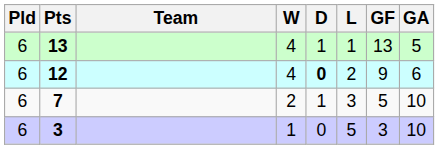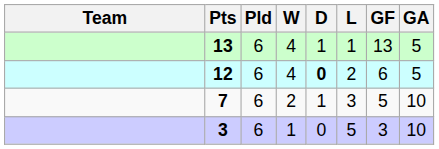columns swapped: (176, 18) <-> (22, 18)
(383, 74) 9 -> (383, 74) 6
(416, 74) 6 -> (416, 74) 5
